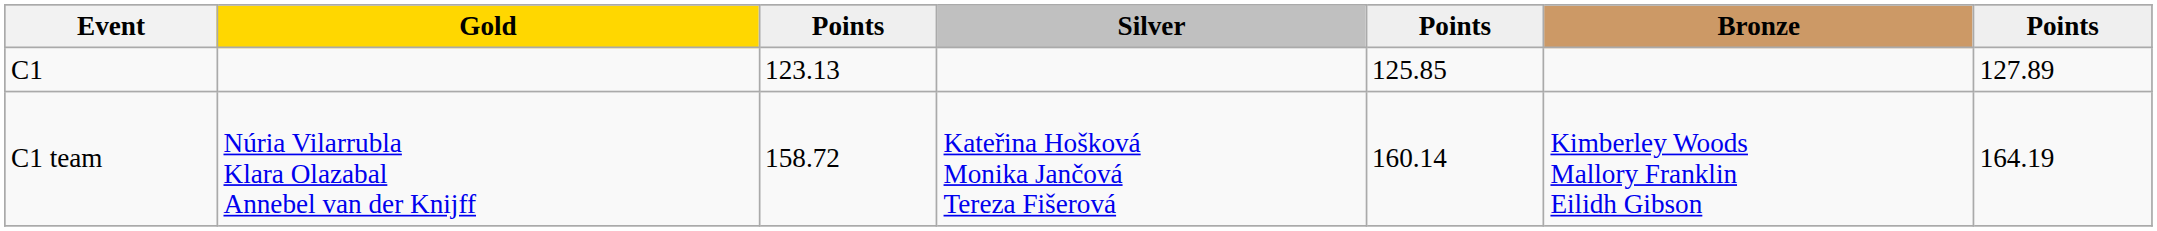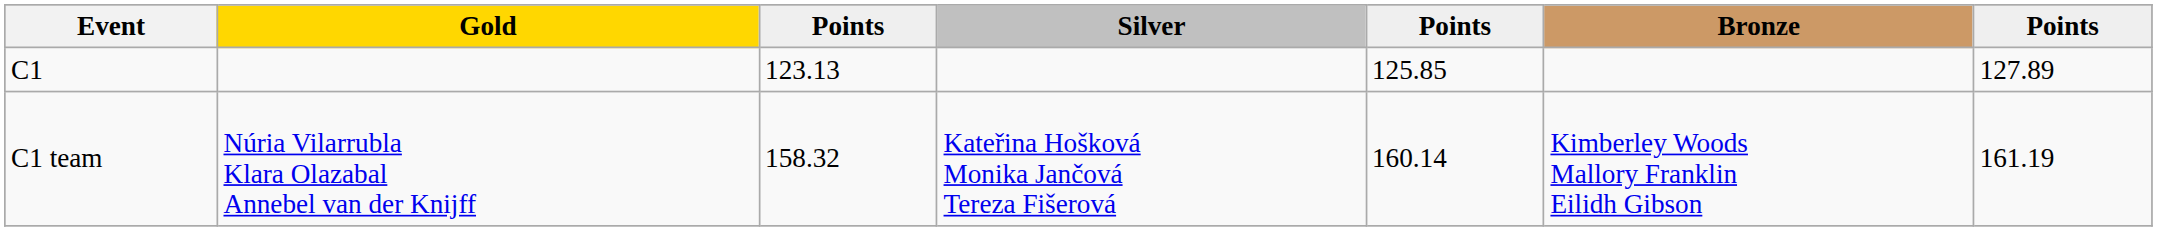(802, 158) 158.72 -> (802, 158) 158.32
(2017, 158) 164.19 -> (2017, 158) 161.19
